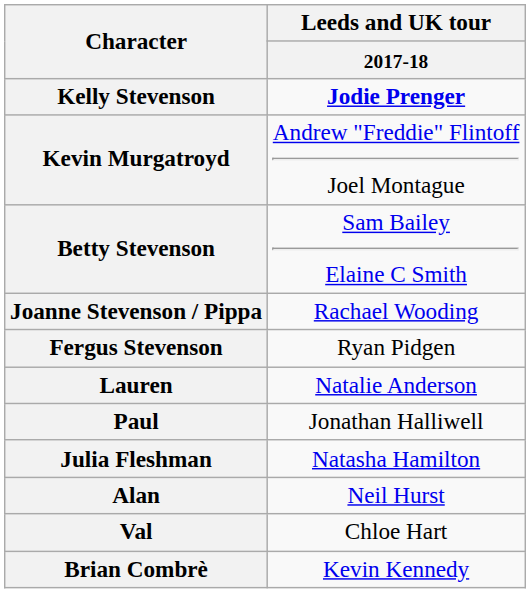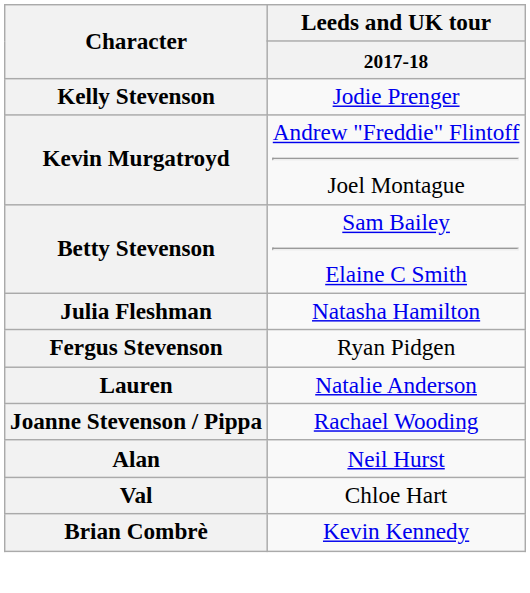(396, 96) bold -> (396, 96) normal
rows swapped: (136, 311) <-> (136, 458)
- row: (136, 421)
